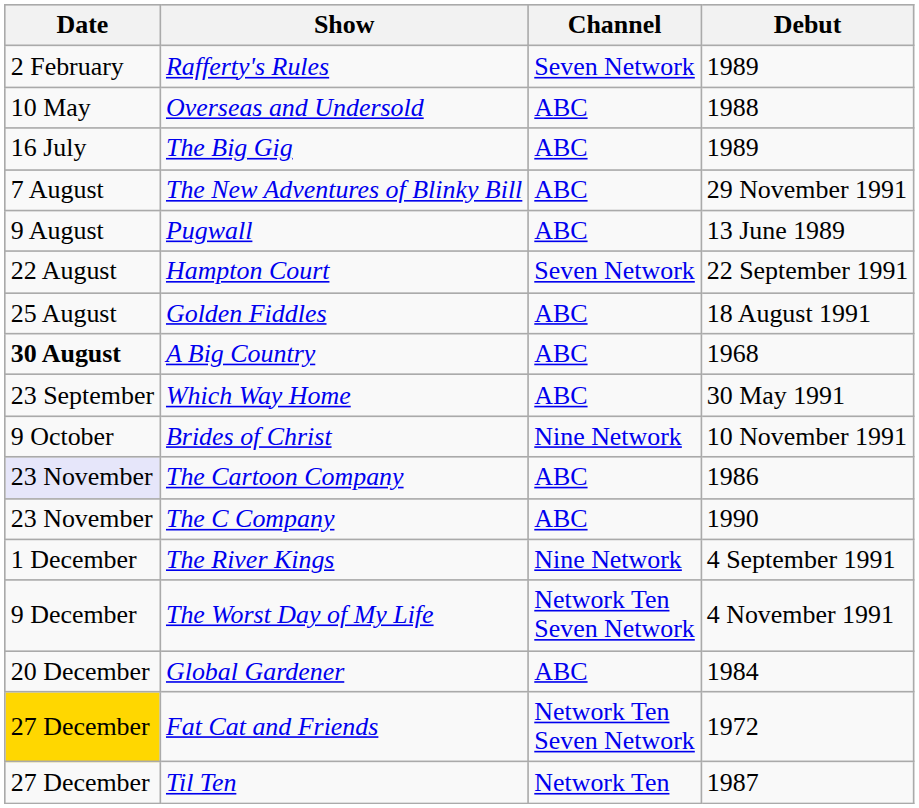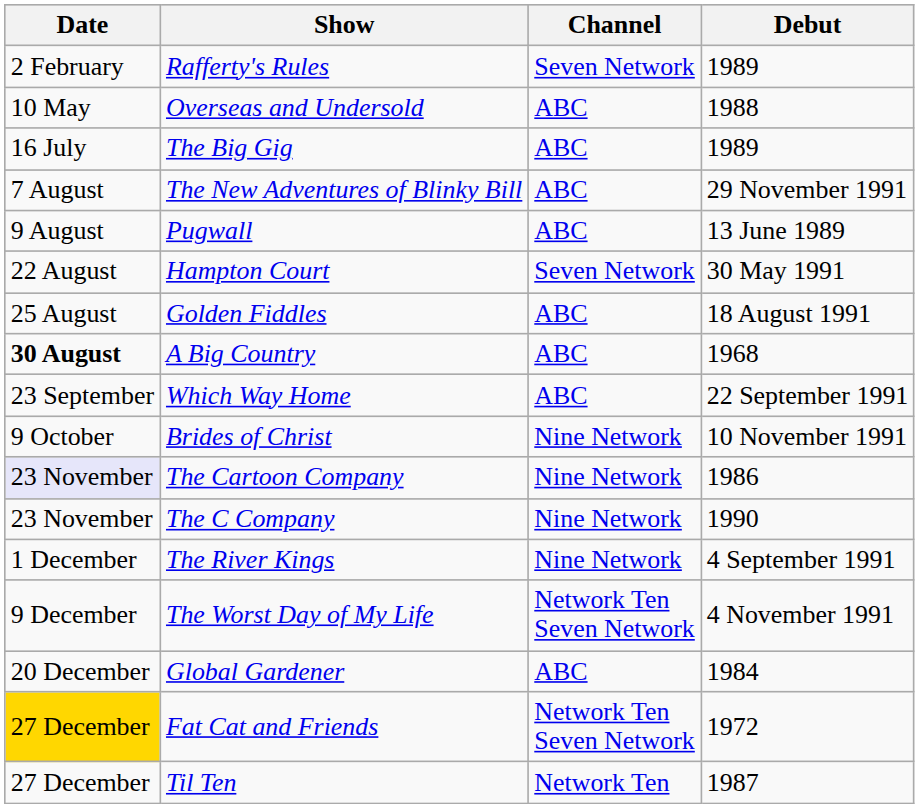(808, 271) 22 September 1991 -> (776, 271) 30 May 1991
(776, 395) 30 May 1991 -> (808, 395) 22 September 1991
(561, 477) ABC -> (608, 477) Nine Network
(561, 518) ABC -> (608, 518) Nine Network
